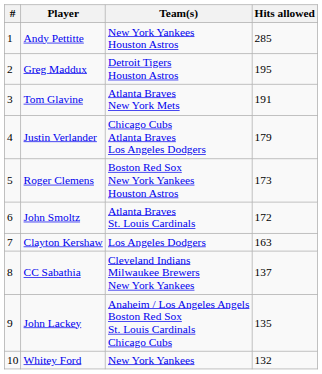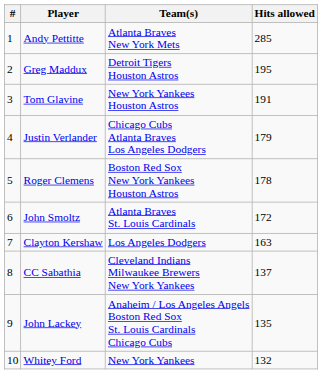(151, 38) New York Yankees Houston Astros -> (144, 38) Atlanta Braves New York Mets
(144, 99) Atlanta Braves New York Mets -> (151, 99) New York Yankees Houston Astros
(263, 180) 173 -> (263, 180) 178
